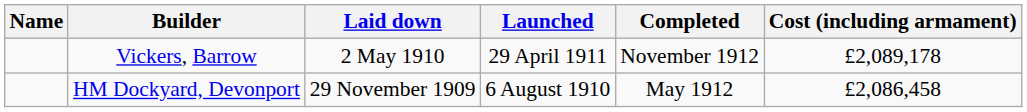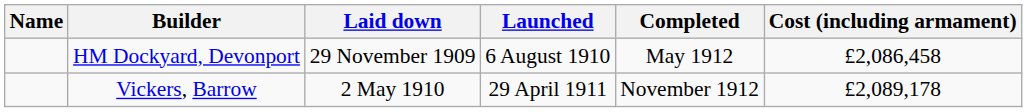rows swapped: (187, 89) <-> (186, 55)
